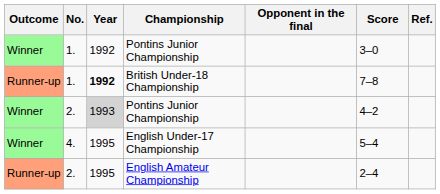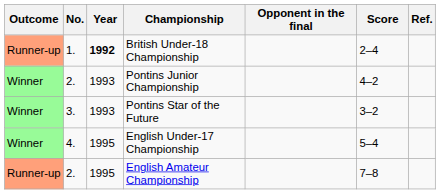- row: (71, 50)
(369, 81) 7–8 -> (369, 50) 2–4
(102, 112) lightgrey background -> (102, 81) no background
+ row: (71, 112)
(369, 173) 2–4 -> (369, 173) 7–8
